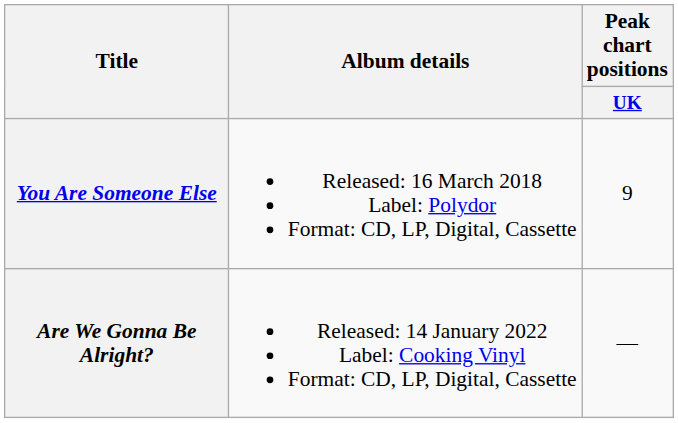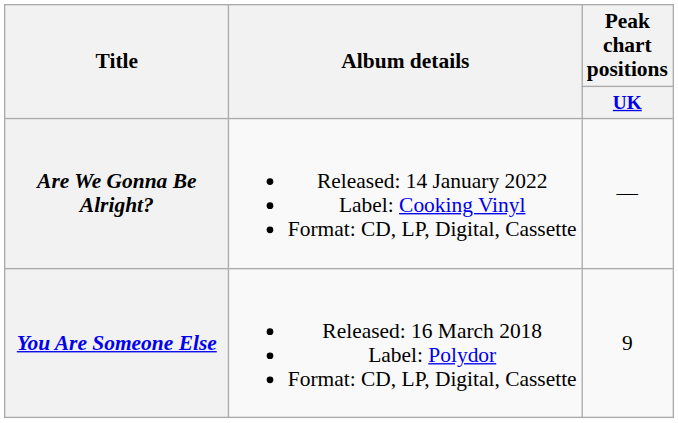rows swapped: (117, 193) <-> (117, 342)
